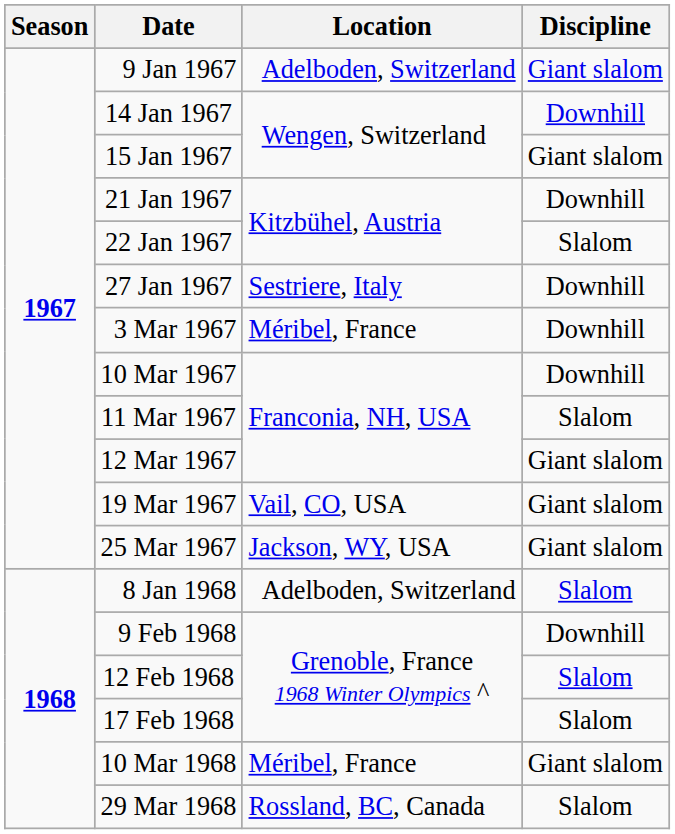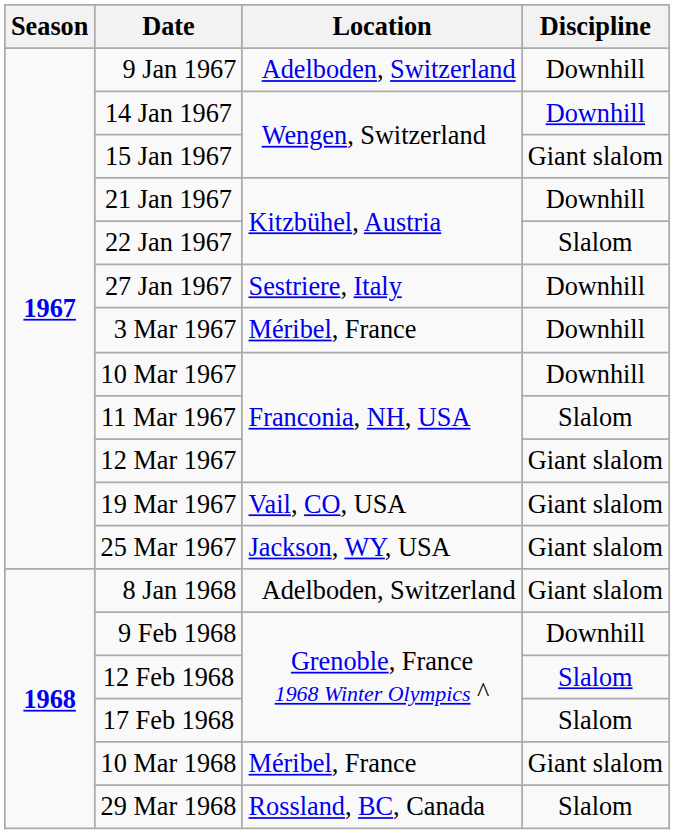(595, 69) Giant slalom -> (595, 69) Downhill
(595, 590) Slalom -> (595, 590) Giant slalom
